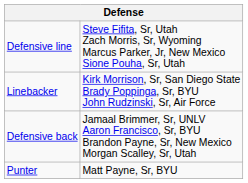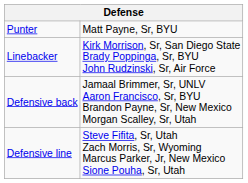rows swapped: (39, 47) <-> (22, 171)
